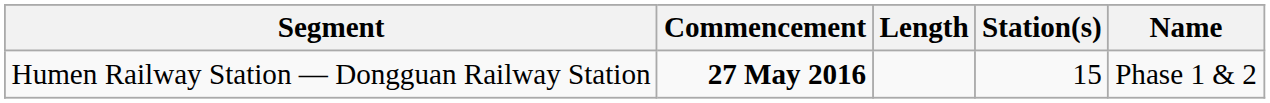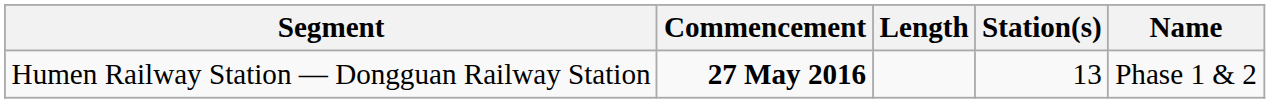(1087, 73) 15 -> (1087, 73) 13
